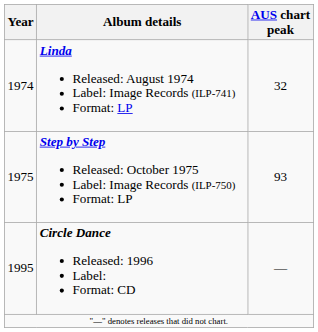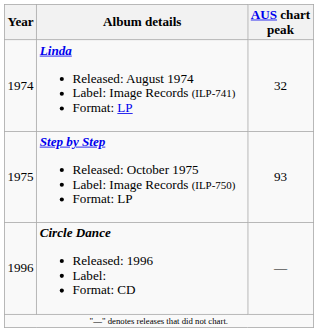(21, 268) 1995 -> (21, 268) 1996
